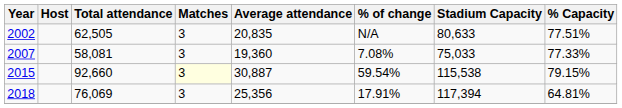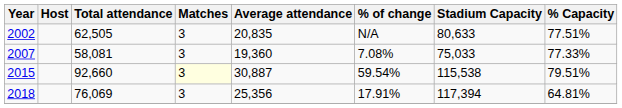(569, 73) 79.15% -> (569, 73) 79.51%
